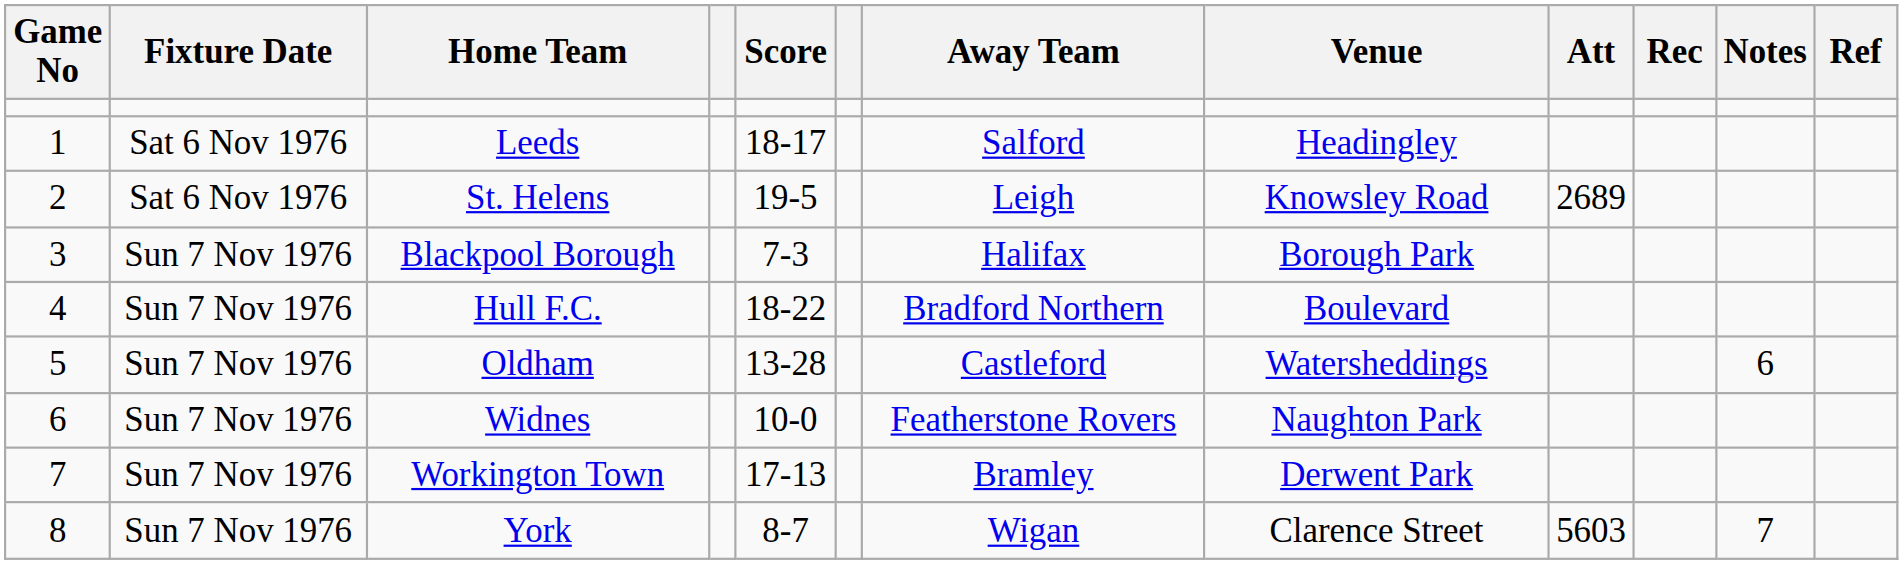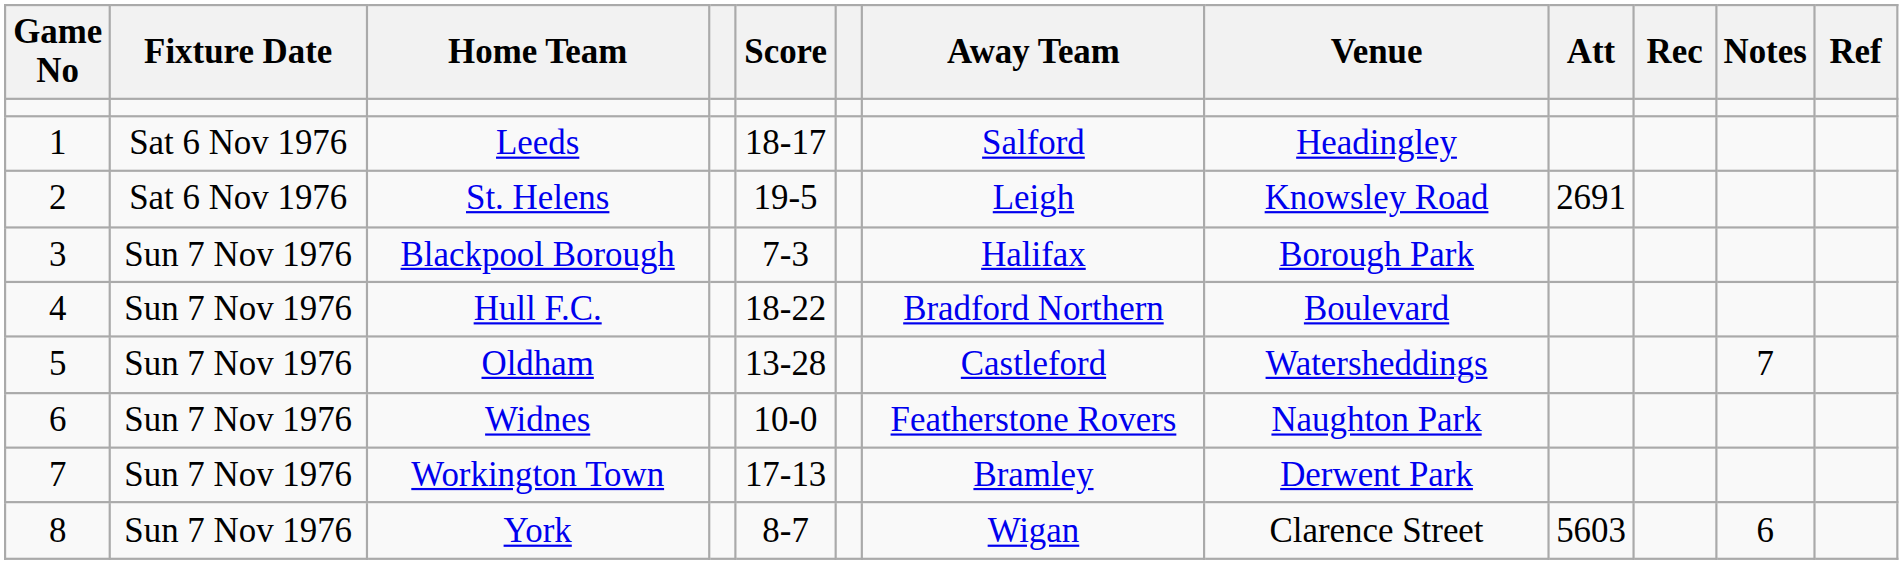(1591, 198) 2689 -> (1591, 198) 2691
(1765, 364) 6 -> (1765, 364) 7
(1765, 530) 7 -> (1765, 530) 6
